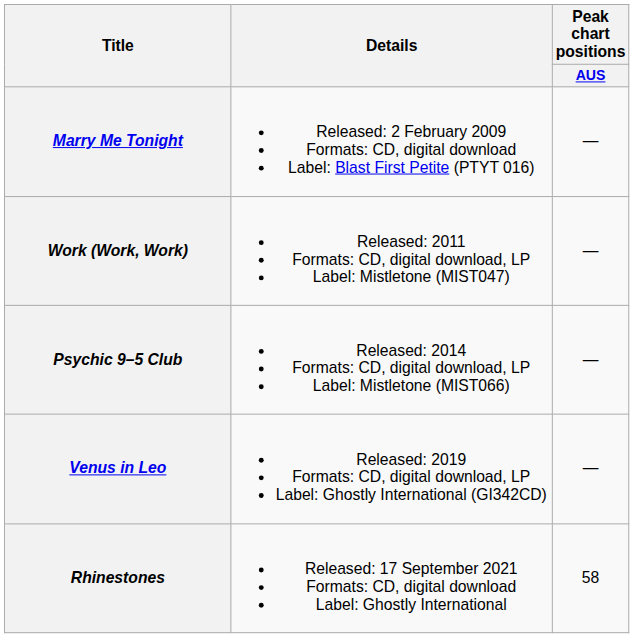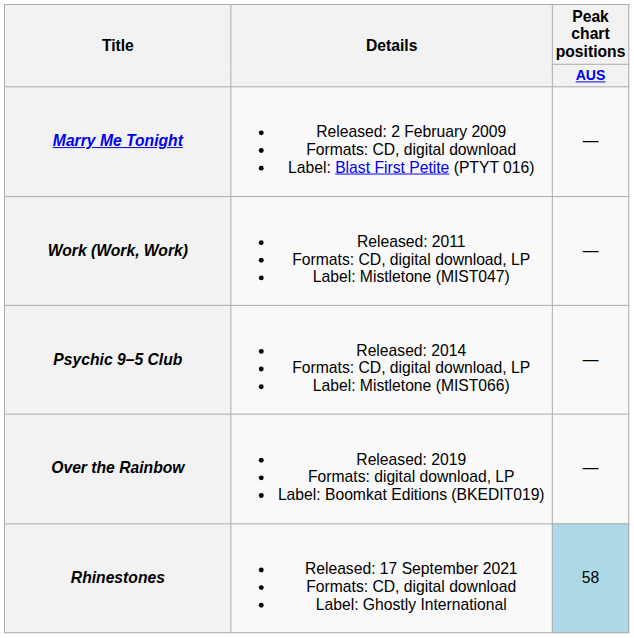- row: (118, 468)
+ row: (118, 468)
(591, 578) no background -> (591, 578) lightblue background
